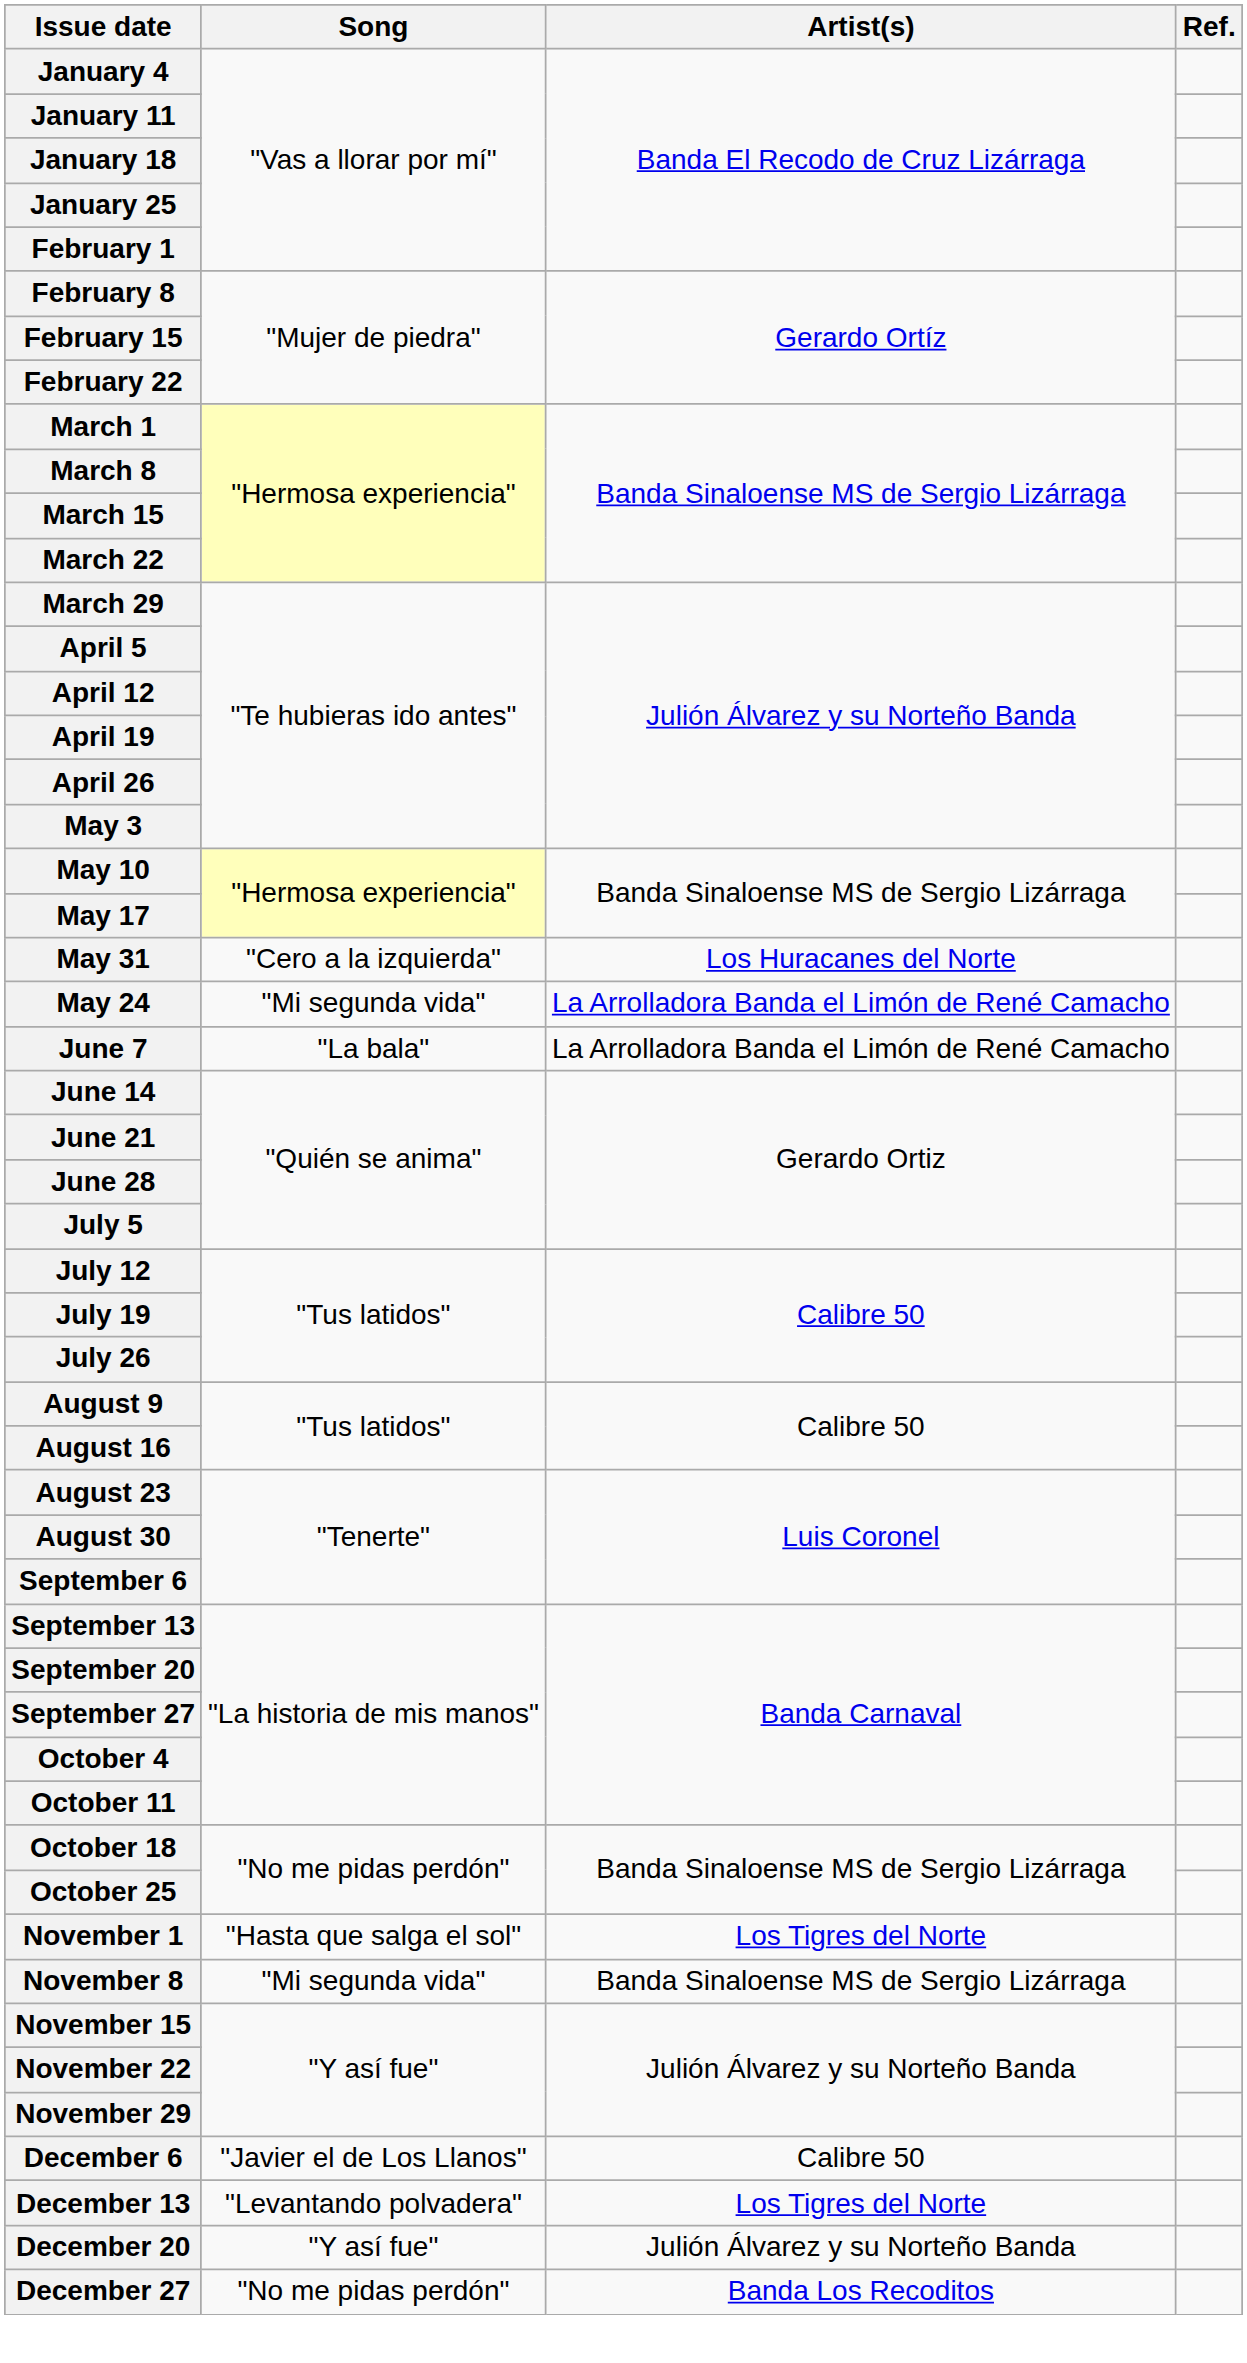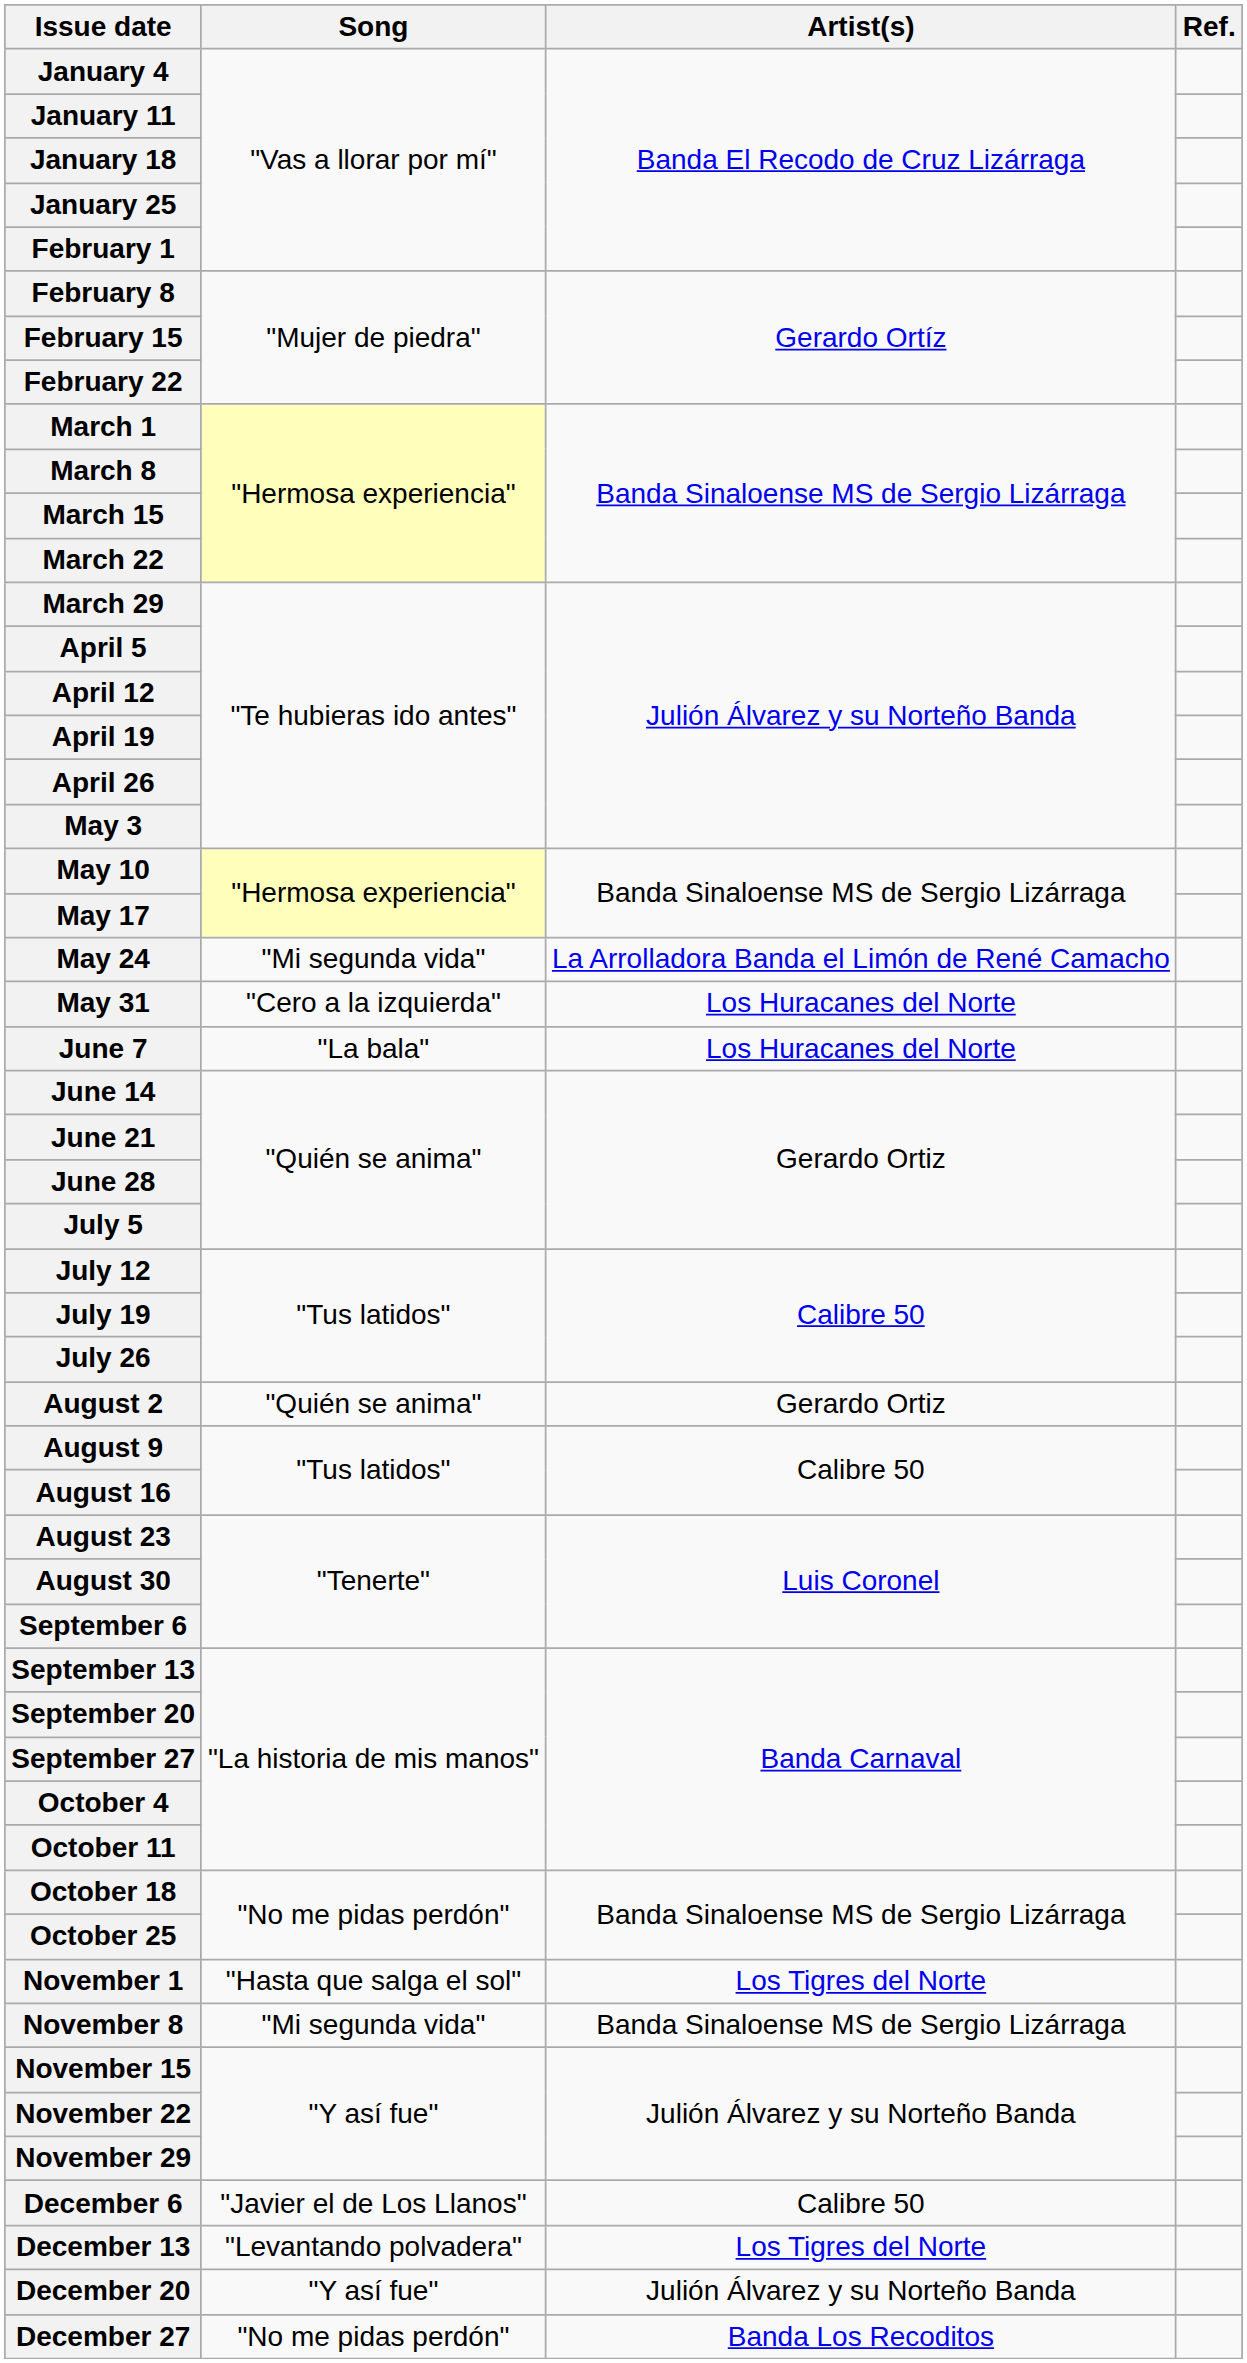rows swapped: (103, 1003) <-> (103, 959)
(861, 1048) La Arrolladora Banda el Limón de René Camacho -> (861, 1048) Los Huracanes del Norte
+ row: (103, 1403)
